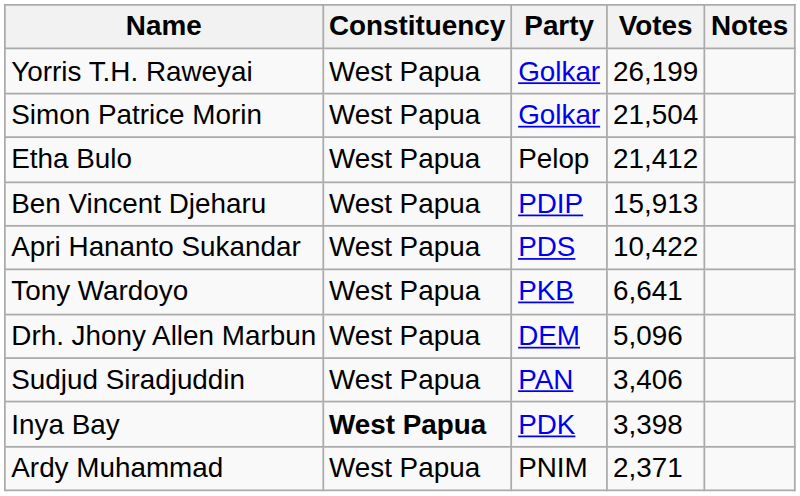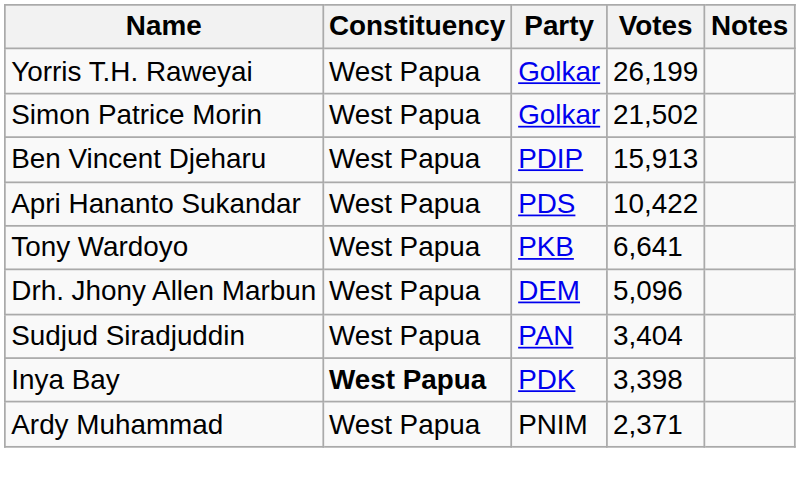(656, 114) 21,504 -> (656, 114) 21,502
- row: (72, 159)
(648, 379) 3,406 -> (648, 335) 3,404
